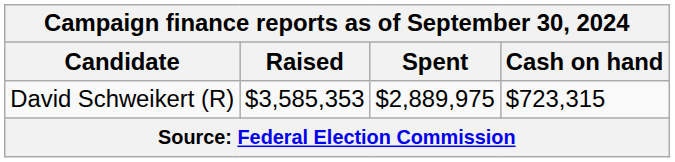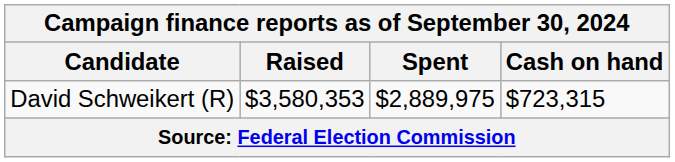(305, 99) $3,585,353 -> (305, 99) $3,580,353
